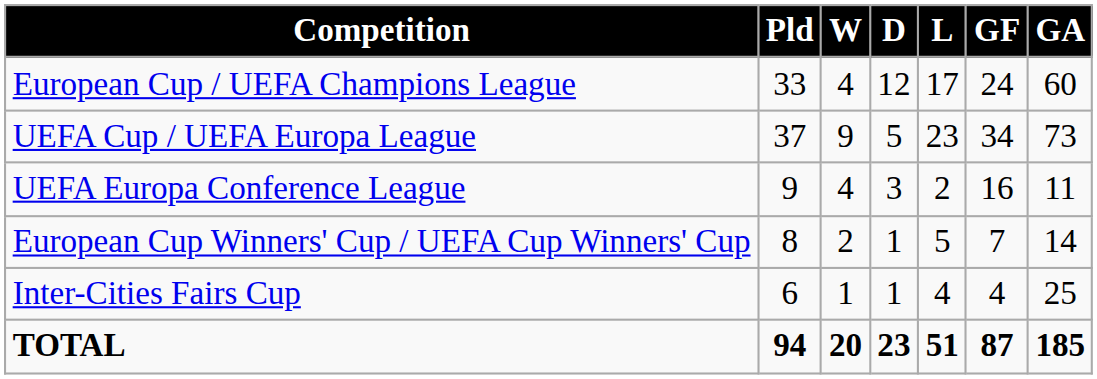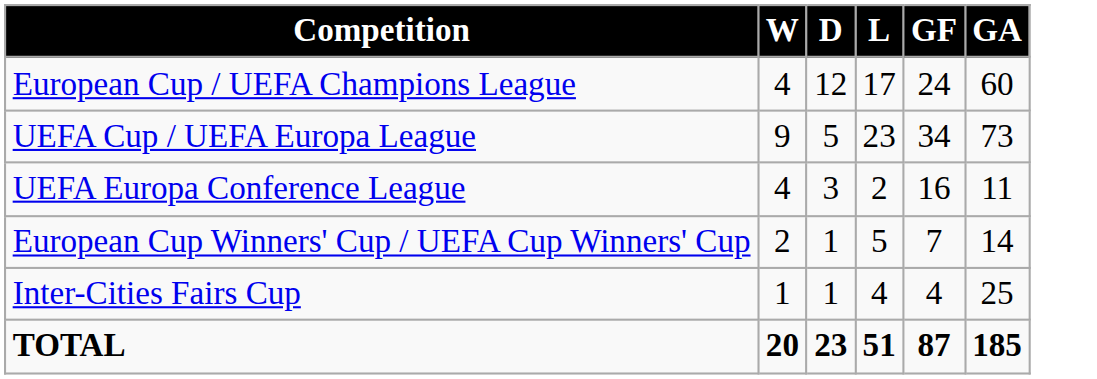- column: (790, 30)
